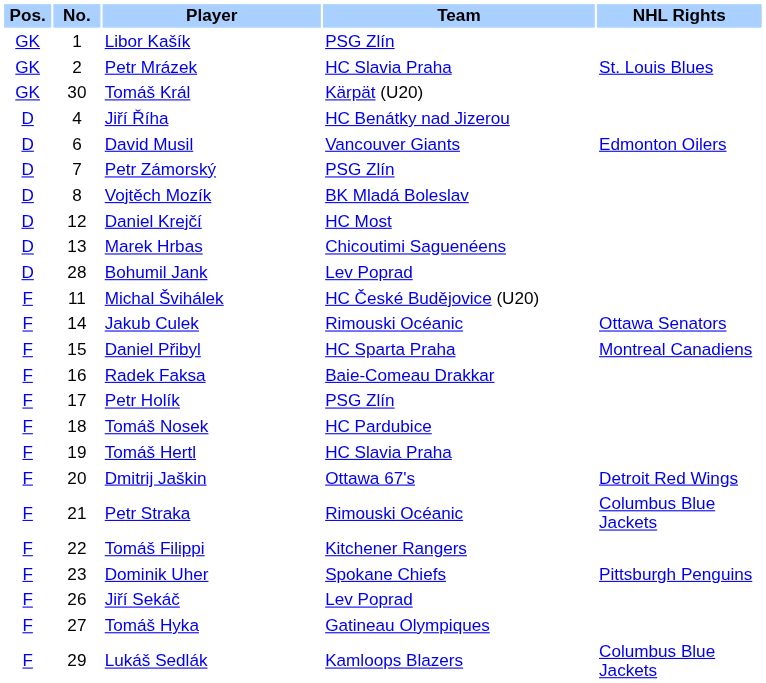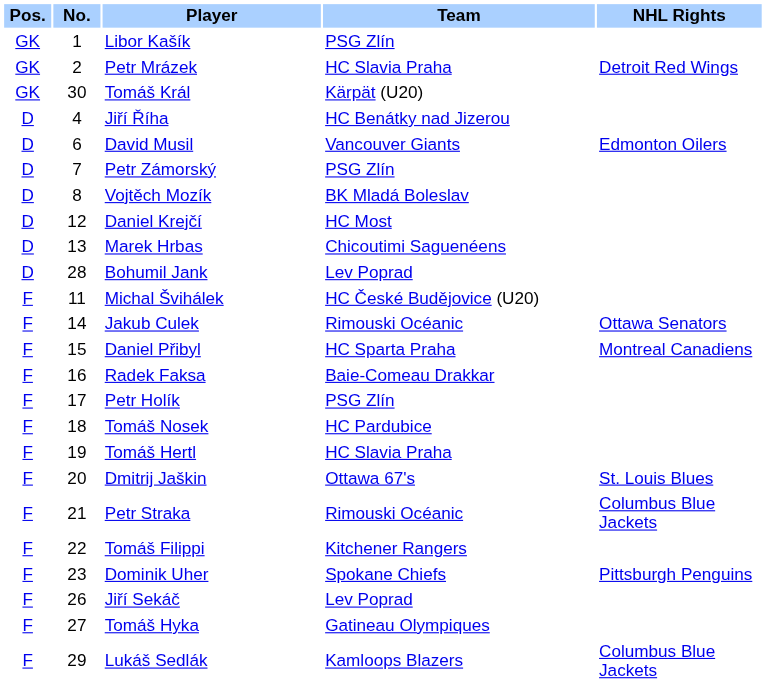(656, 67) St. Louis Blues -> (669, 67) Detroit Red Wings
(669, 478) Detroit Red Wings -> (656, 478) St. Louis Blues
